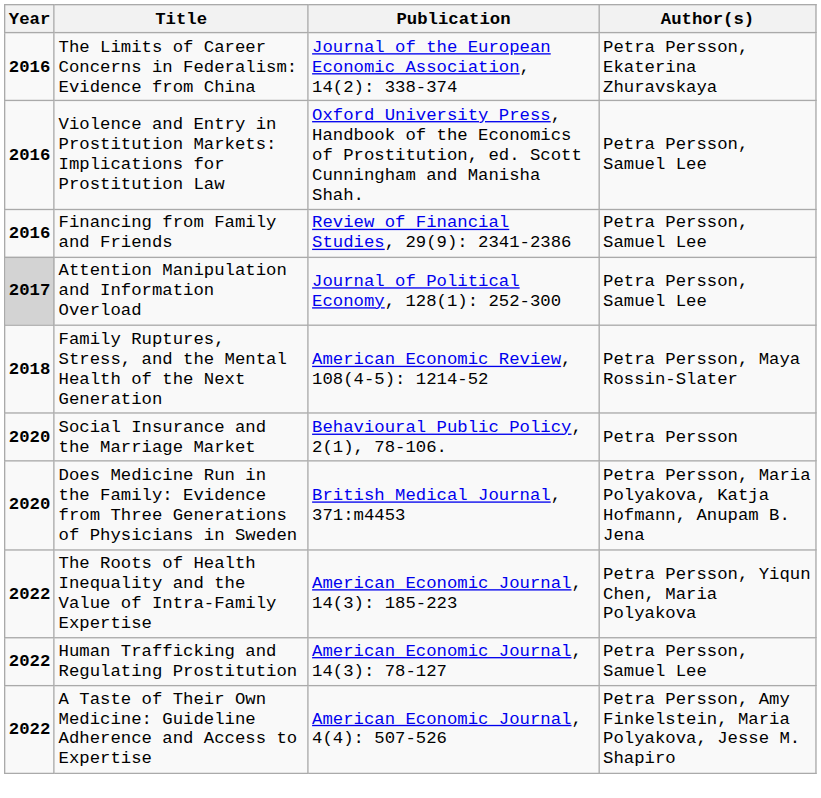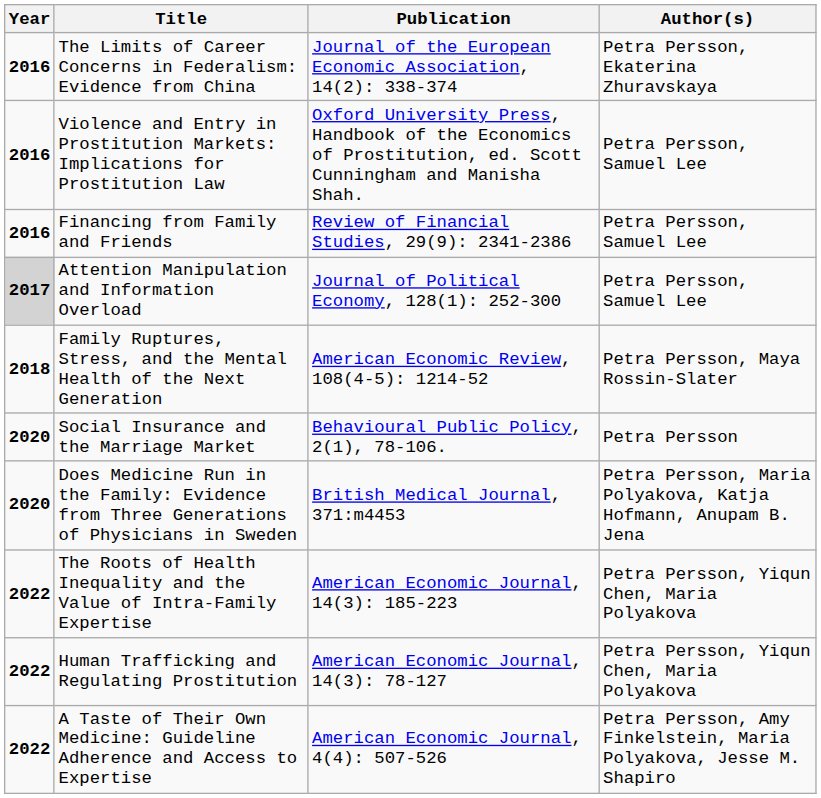(676, 661) Petra Persson, Samuel Lee -> (707, 671) Petra Persson, Yiqun Chen, Maria Polyakova
